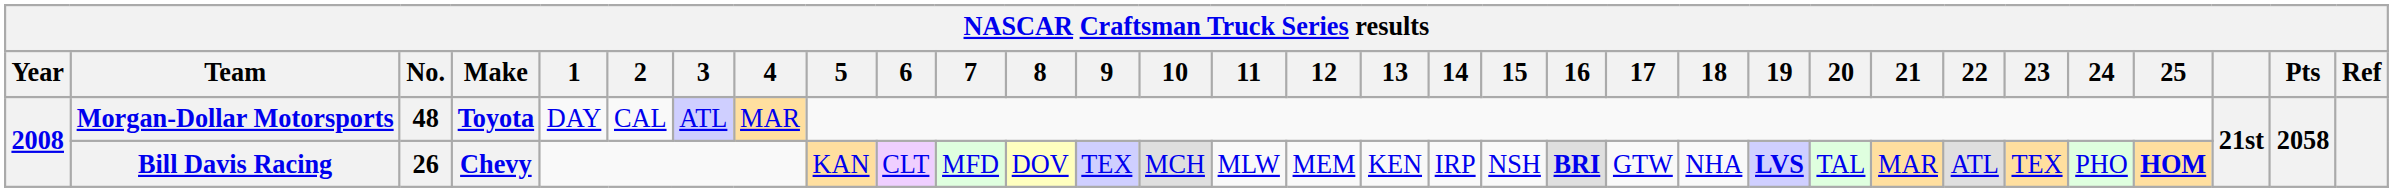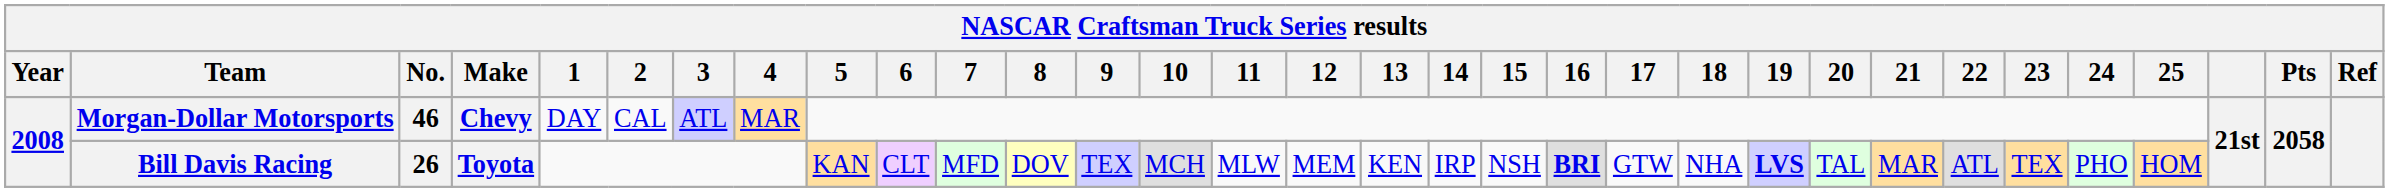(426, 118) 48 -> (426, 118) 46
(496, 118) Toyota -> (496, 118) Chevy
(496, 163) Chevy -> (496, 163) Toyota
(2173, 163) bold -> (2171, 163) normal
